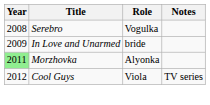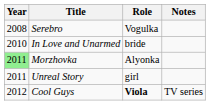(17, 44) 2009 -> (17, 44) 2010
+ row: (57, 76)
(136, 76) normal -> (136, 92) bold
